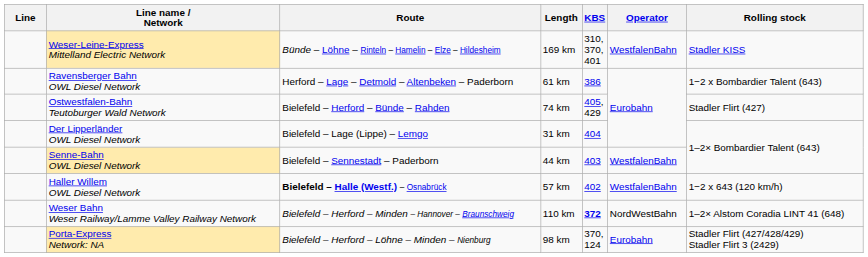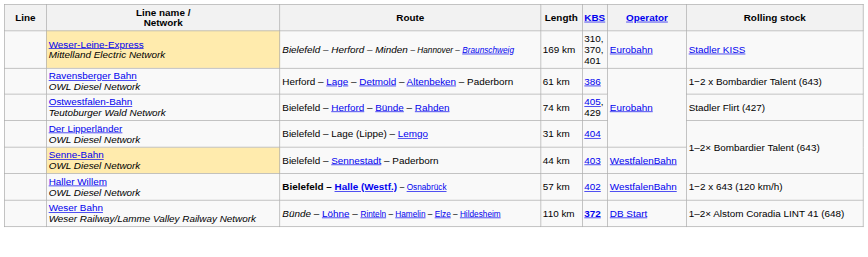(391, 49) Bünde – Löhne – Rinteln – Hamelin – Elze – Hildesheim -> (398, 49) Bielefeld – Herford – Minden – Hannover – Braunschweig
(643, 49) WestfalenBahn -> (631, 49) Eurobahn
(398, 213) Bielefeld – Herford – Minden – Hannover – Braunschweig -> (391, 213) Bünde – Löhne – Rinteln – Hamelin – Elze – Hildesheim
(643, 213) NordWestBahn -> (629, 213) DB Start
- row: (80, 239)
